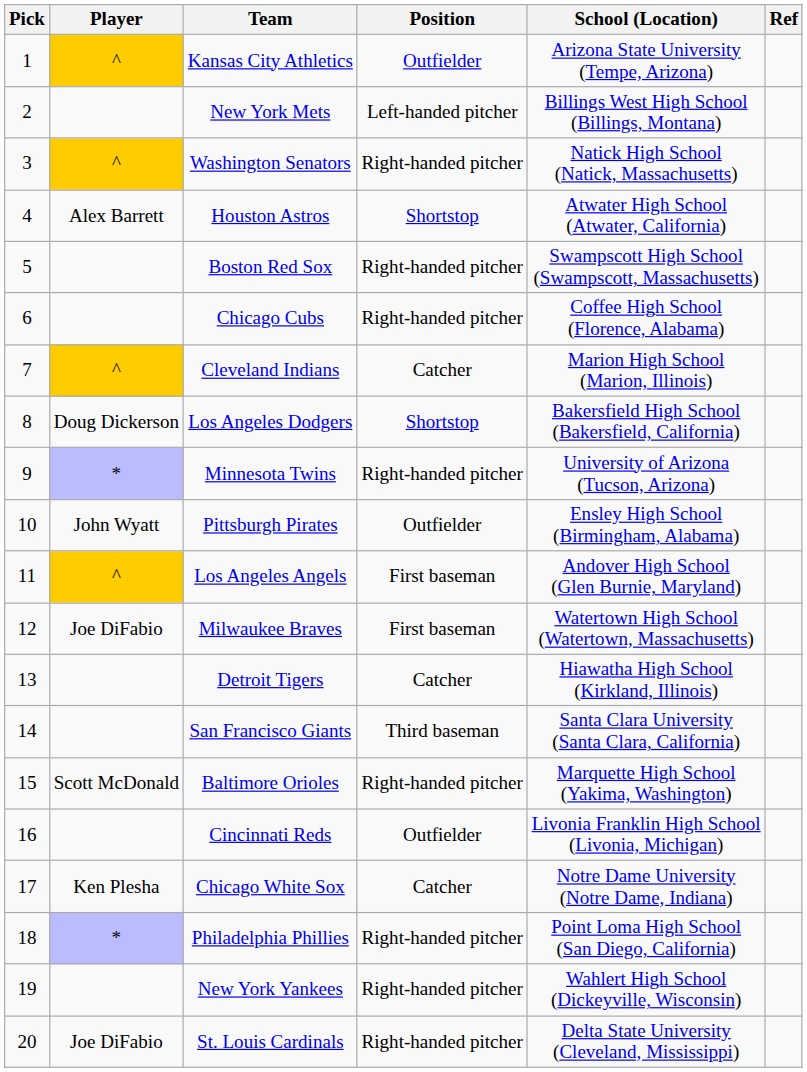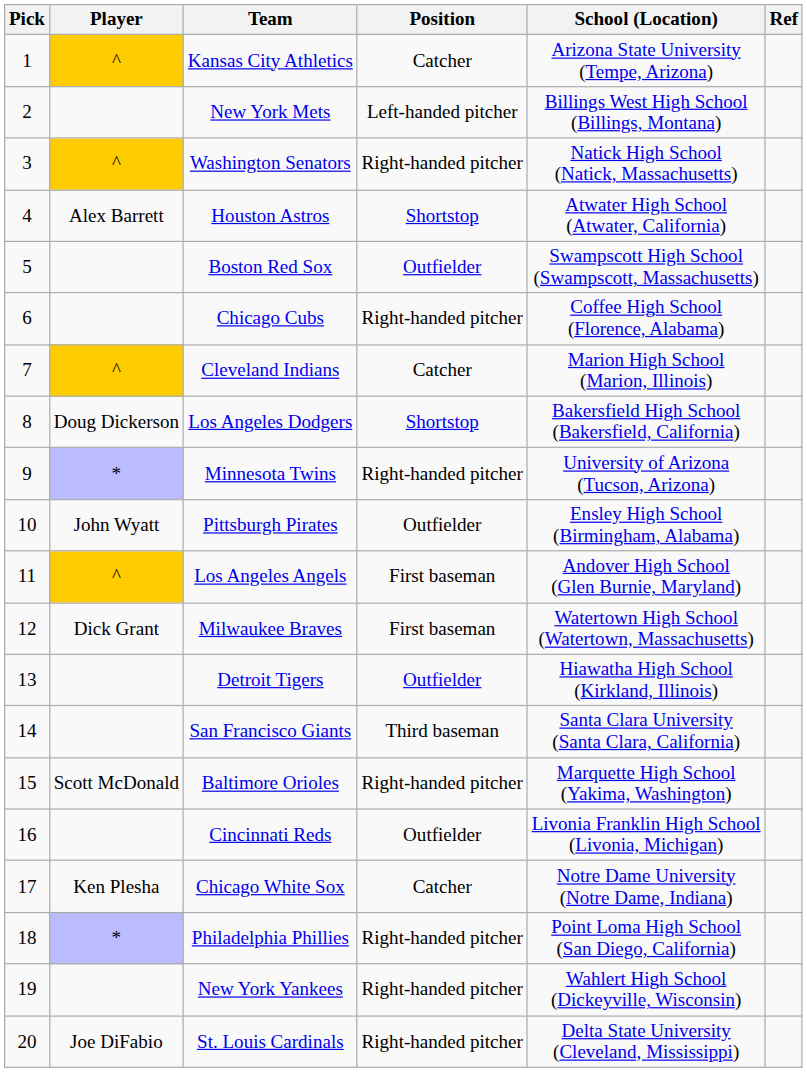(442, 60) Outfielder -> (442, 60) Catcher
(442, 266) Right-handed pitcher -> (442, 266) Outfielder
(116, 628) Joe DiFabio -> (116, 628) Dick Grant
(442, 679) Catcher -> (442, 679) Outfielder
